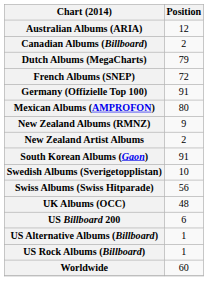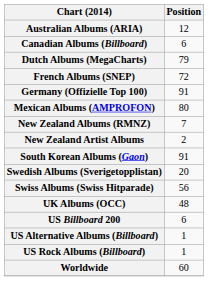(184, 44) 2 -> (184, 44) 6
(184, 124) 9 -> (184, 124) 7
(184, 172) 10 -> (184, 172) 20
